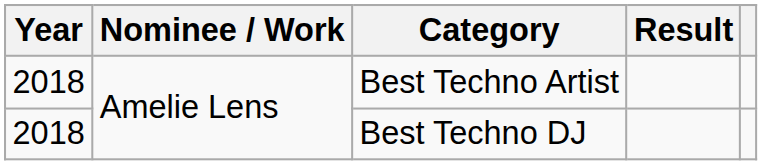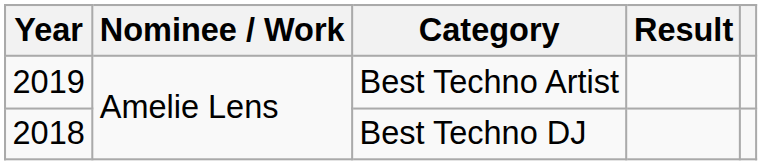(49, 81) 2018 -> (49, 81) 2019
